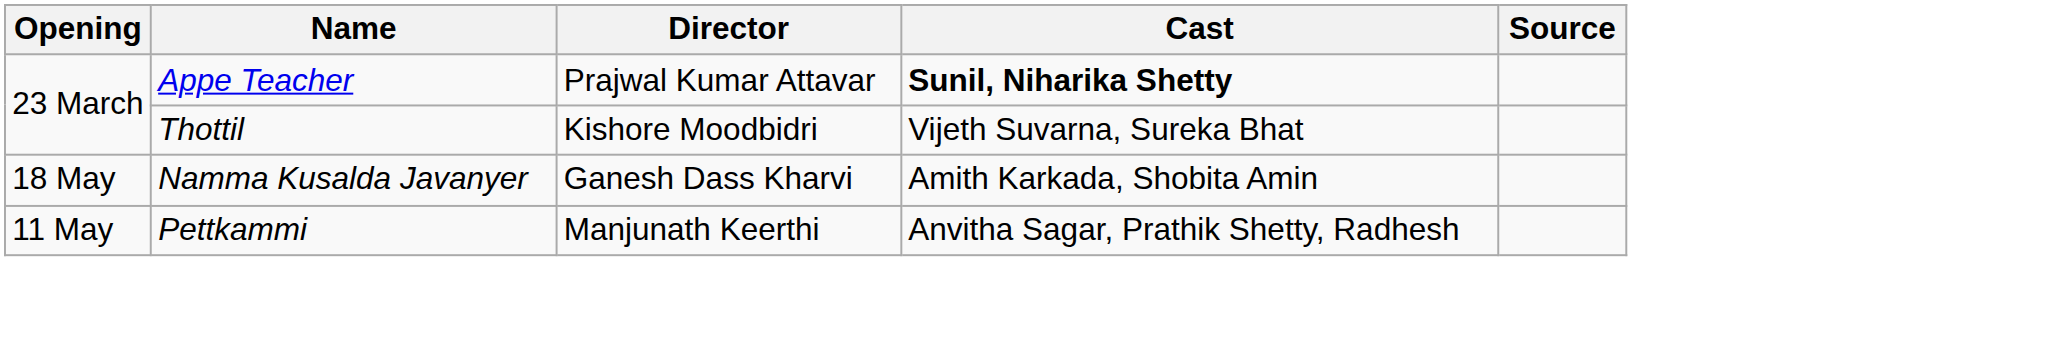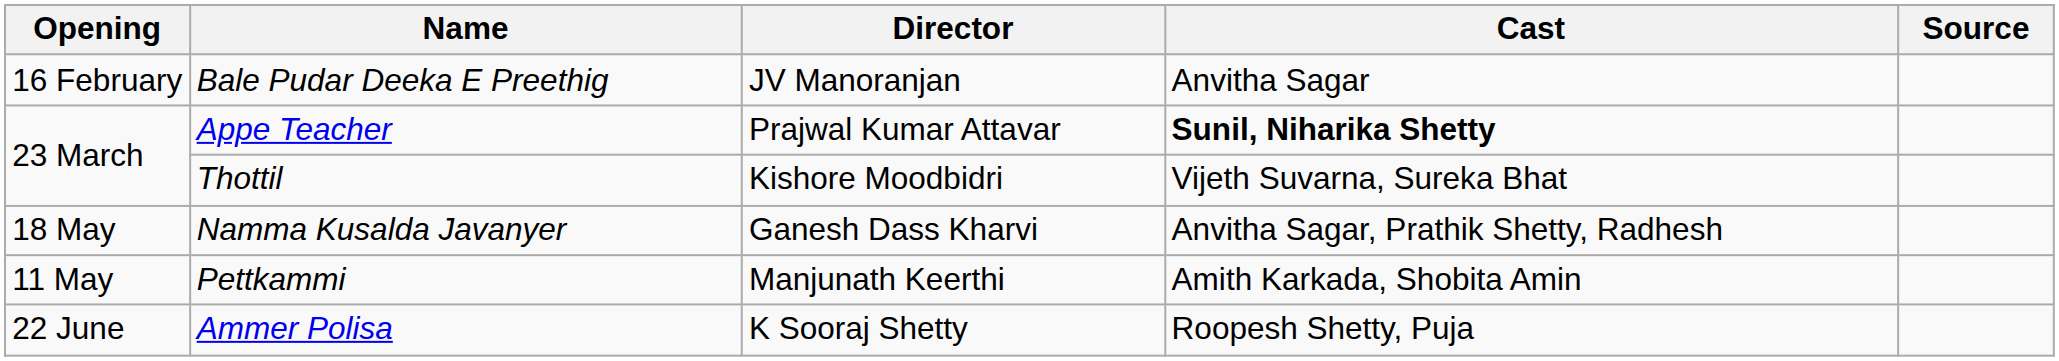+ row: (403, 79)
(1113, 179) Amith Karkada, Shobita Amin -> (1447, 229) Anvitha Sagar, Prathik Shetty, Radhesh
(1184, 229) Anvitha Sagar, Prathik Shetty, Radhesh -> (1377, 279) Amith Karkada, Shobita Amin
+ row: (295, 329)
